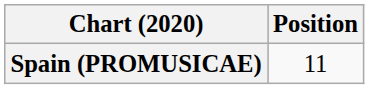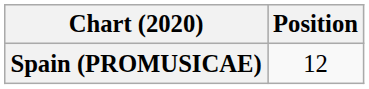(315, 63) 11 -> (315, 63) 12
